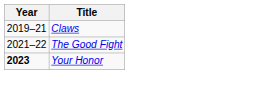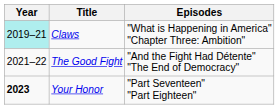+ column: (199, 12)
(27, 28) no background -> (27, 34) paleturquoise background
